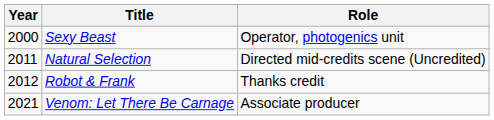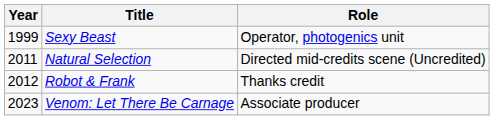(23, 37) 2000 -> (23, 37) 1999
(23, 103) 2021 -> (23, 103) 2023
